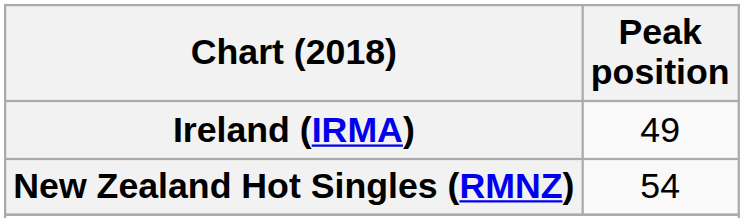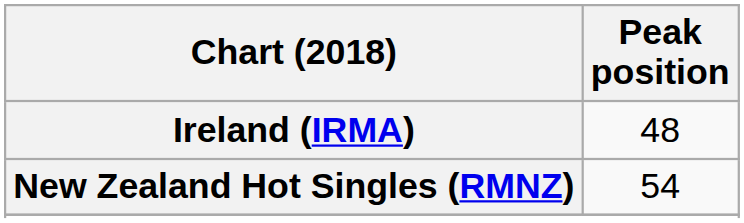(660, 129) 49 -> (660, 129) 48
